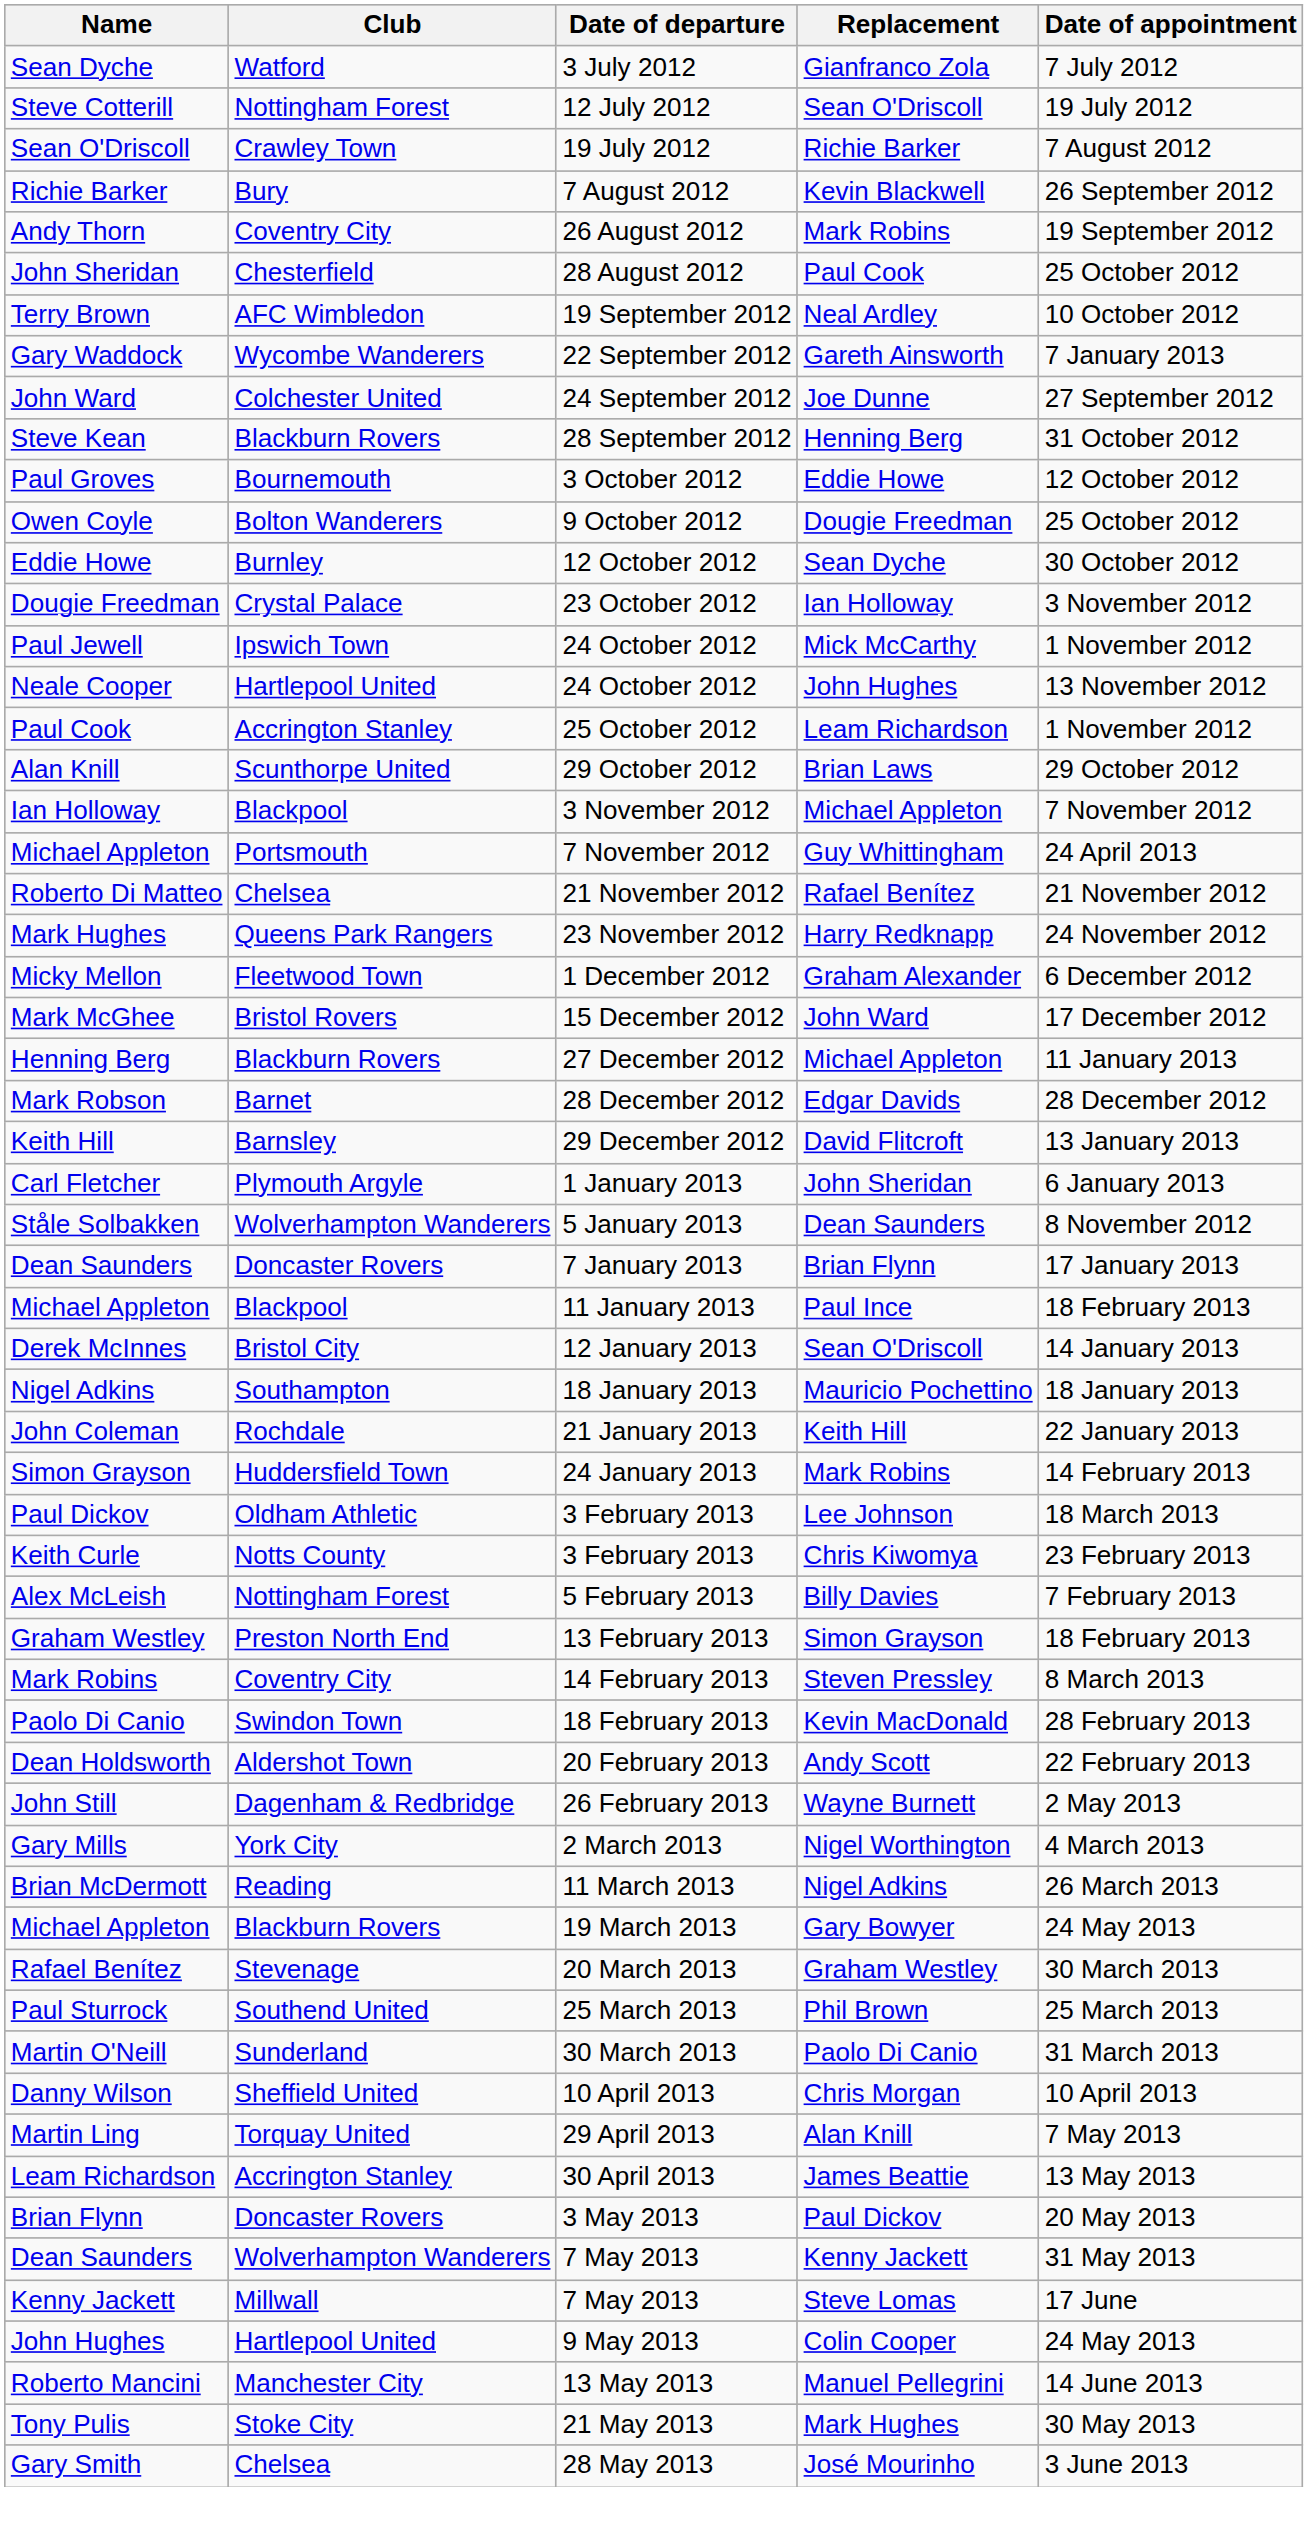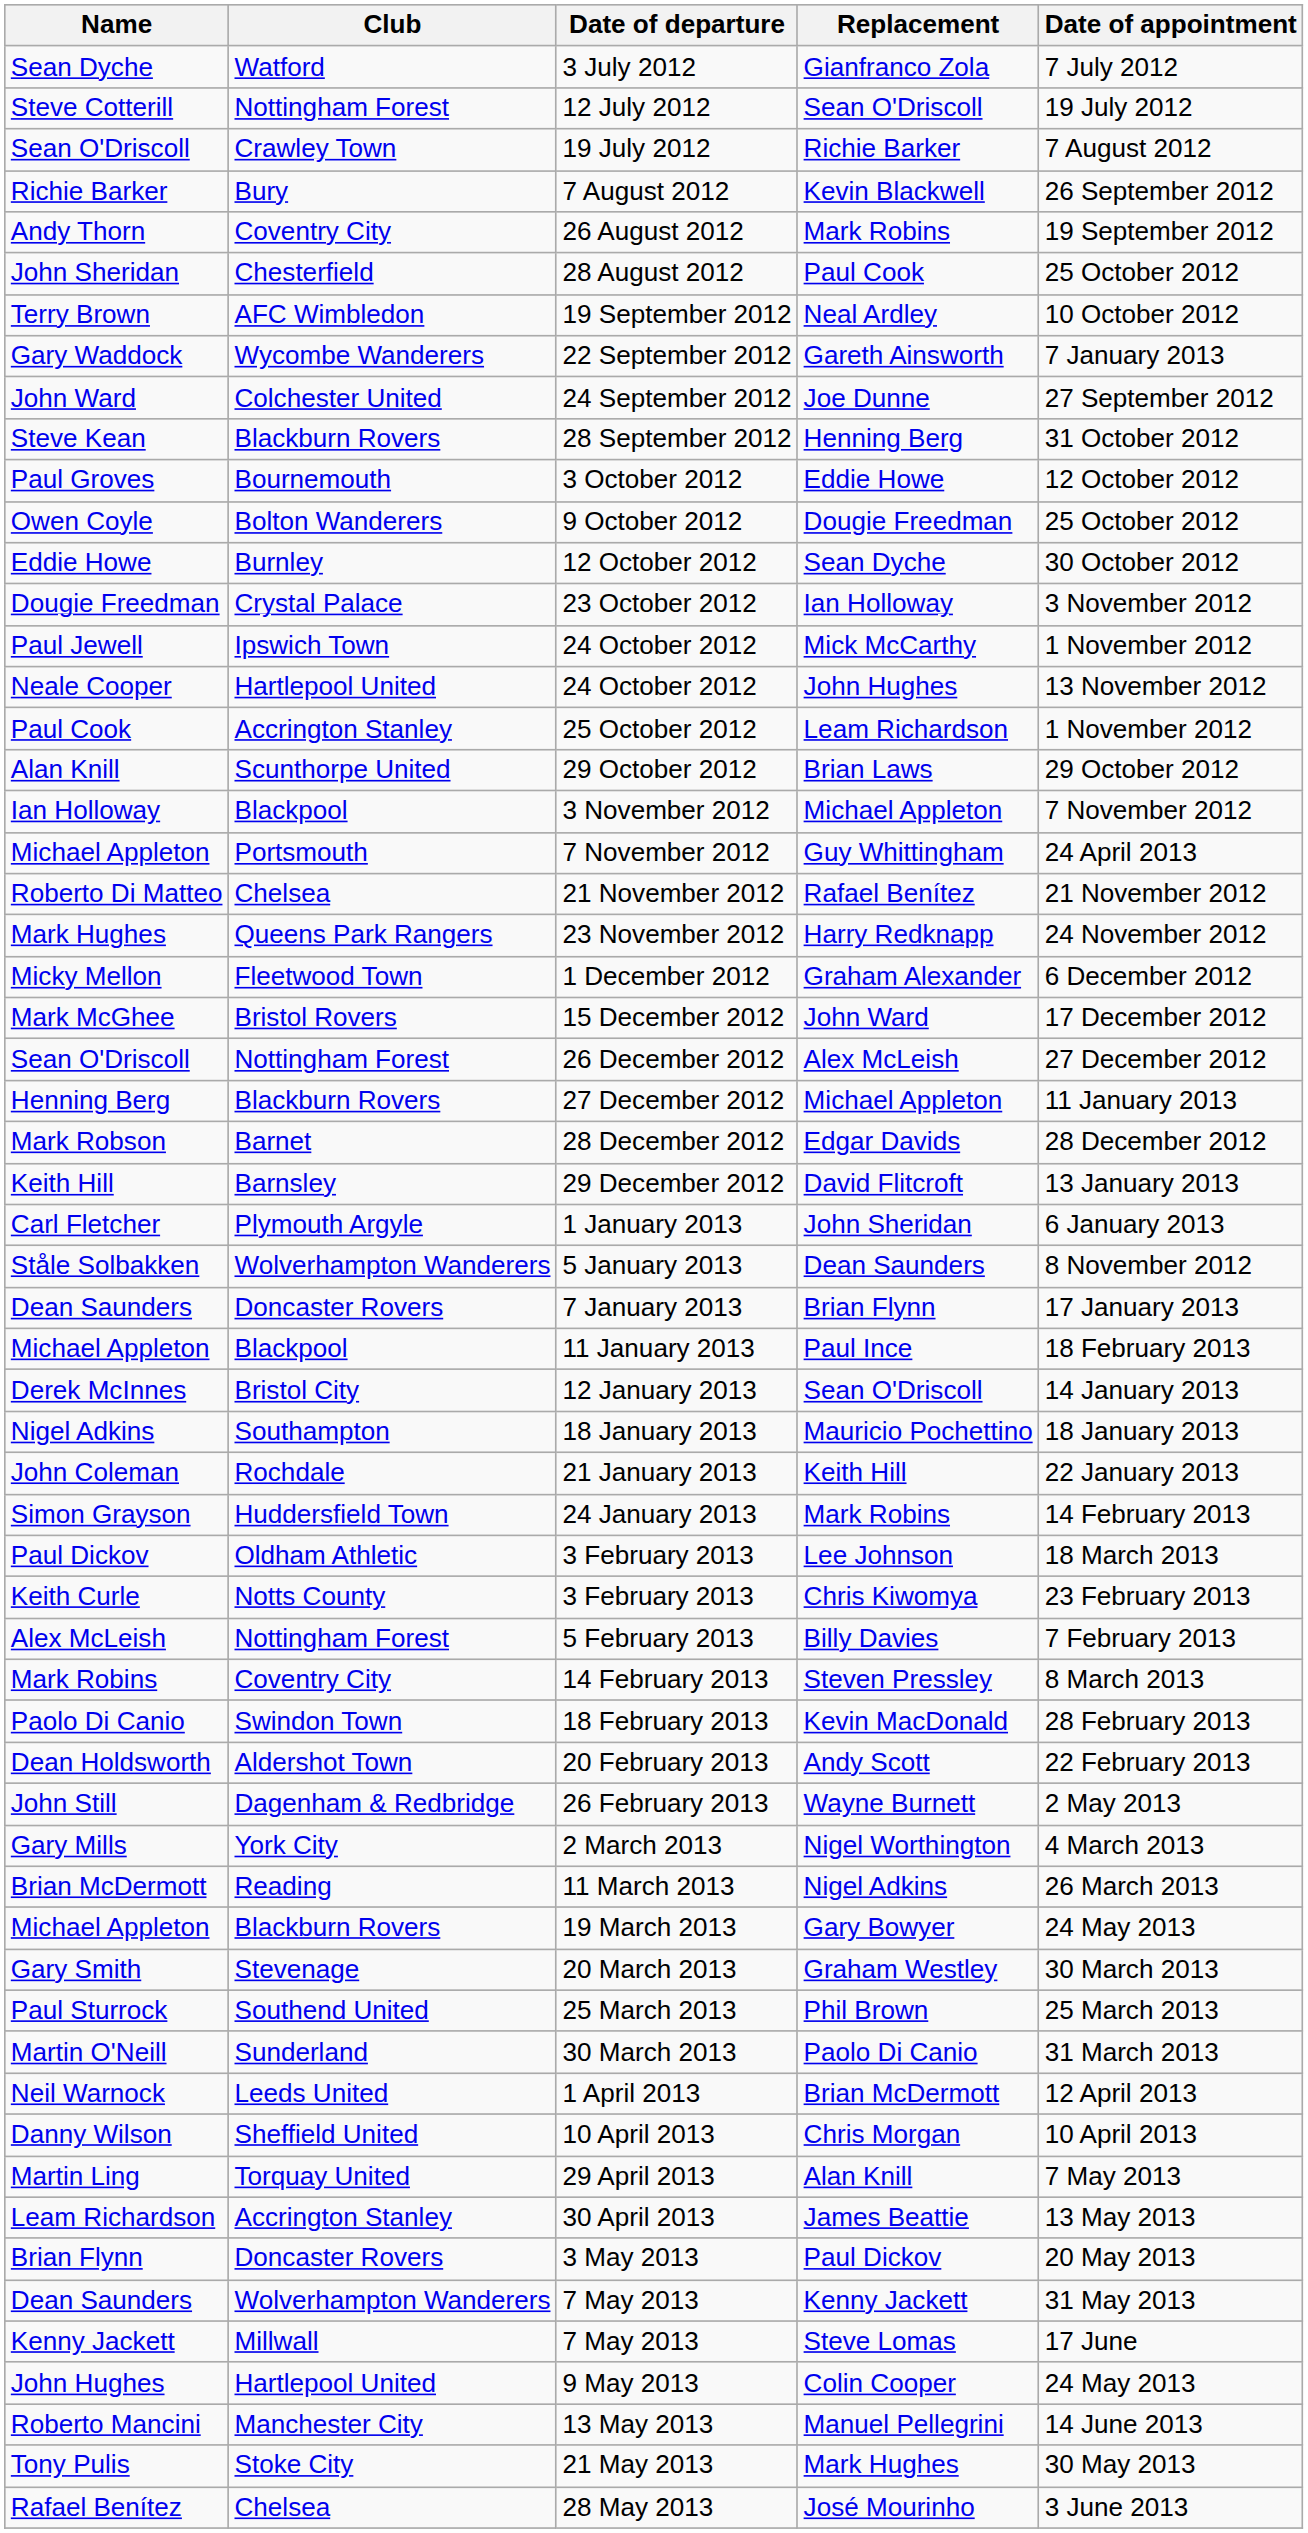+ row: (673, 1059)
- row: (665, 1638)
(96, 1969) Rafael Benítez -> (76, 1969) Gary Smith
+ row: (631, 2093)
(76, 2465) Gary Smith -> (96, 2506) Rafael Benítez
